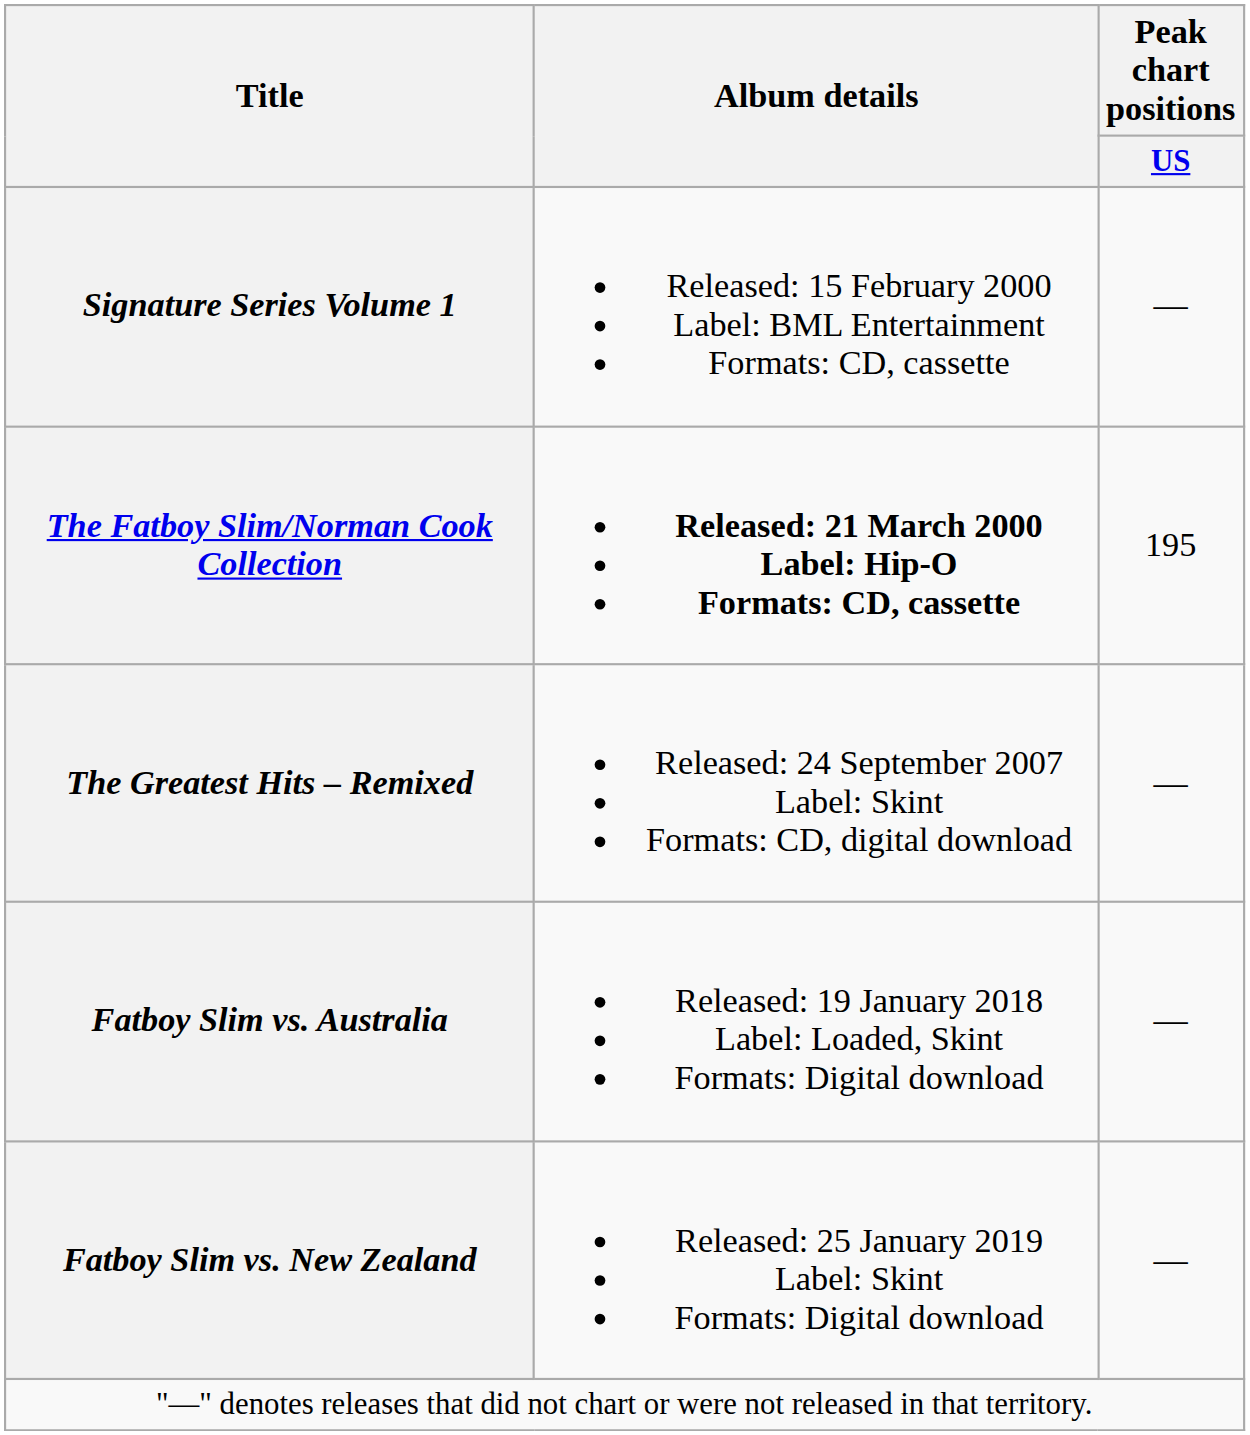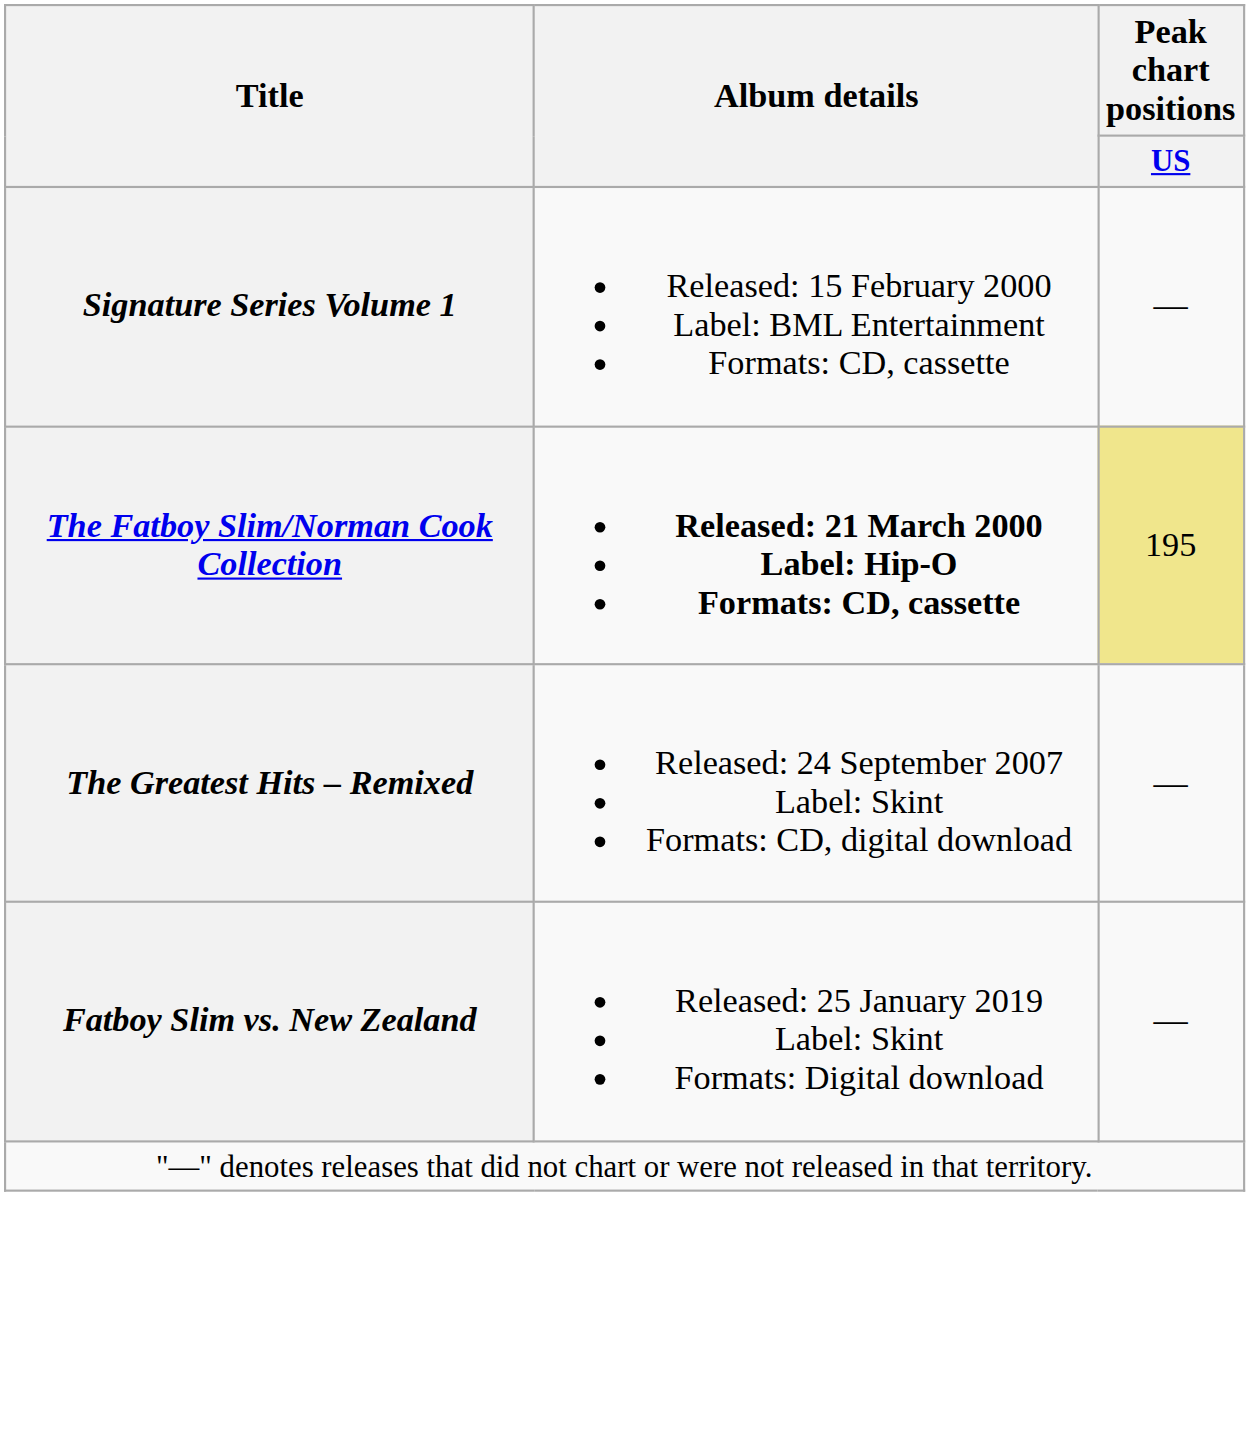(1171, 544) no background -> (1171, 544) khaki background
- row: (270, 1020)
